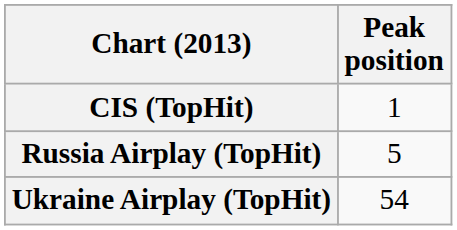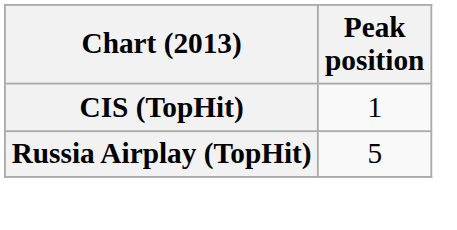- row: (171, 199)
